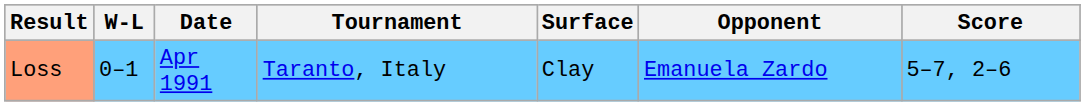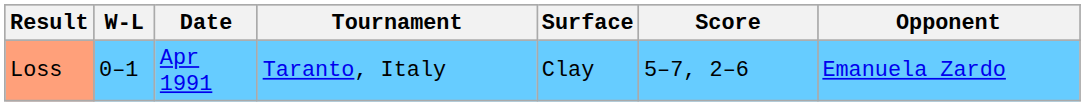columns swapped: (770, 23) <-> (990, 23)
